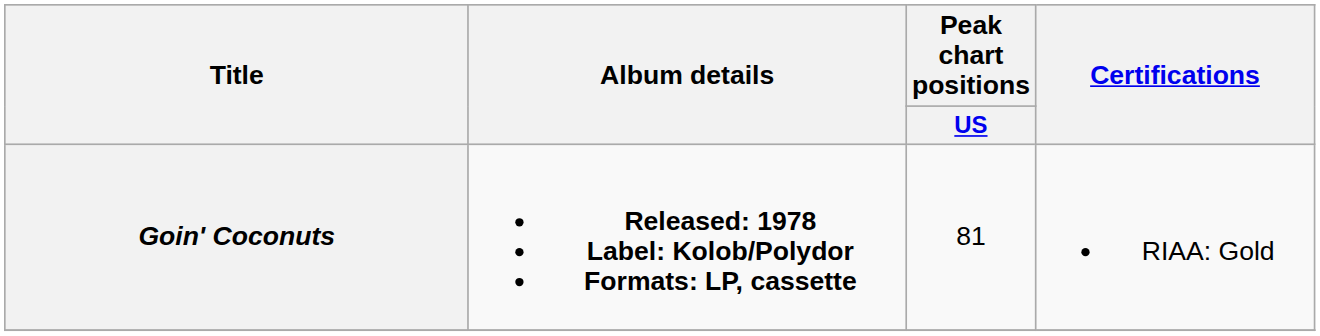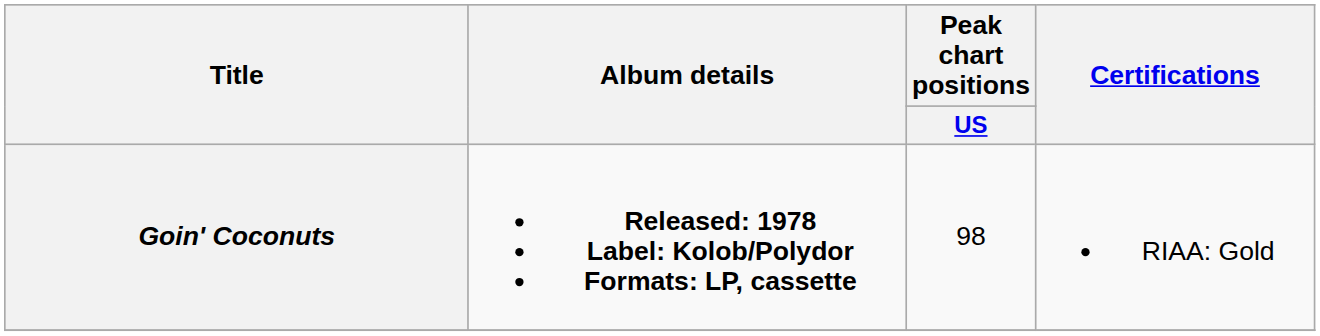(971, 236) 81 -> (971, 236) 98
